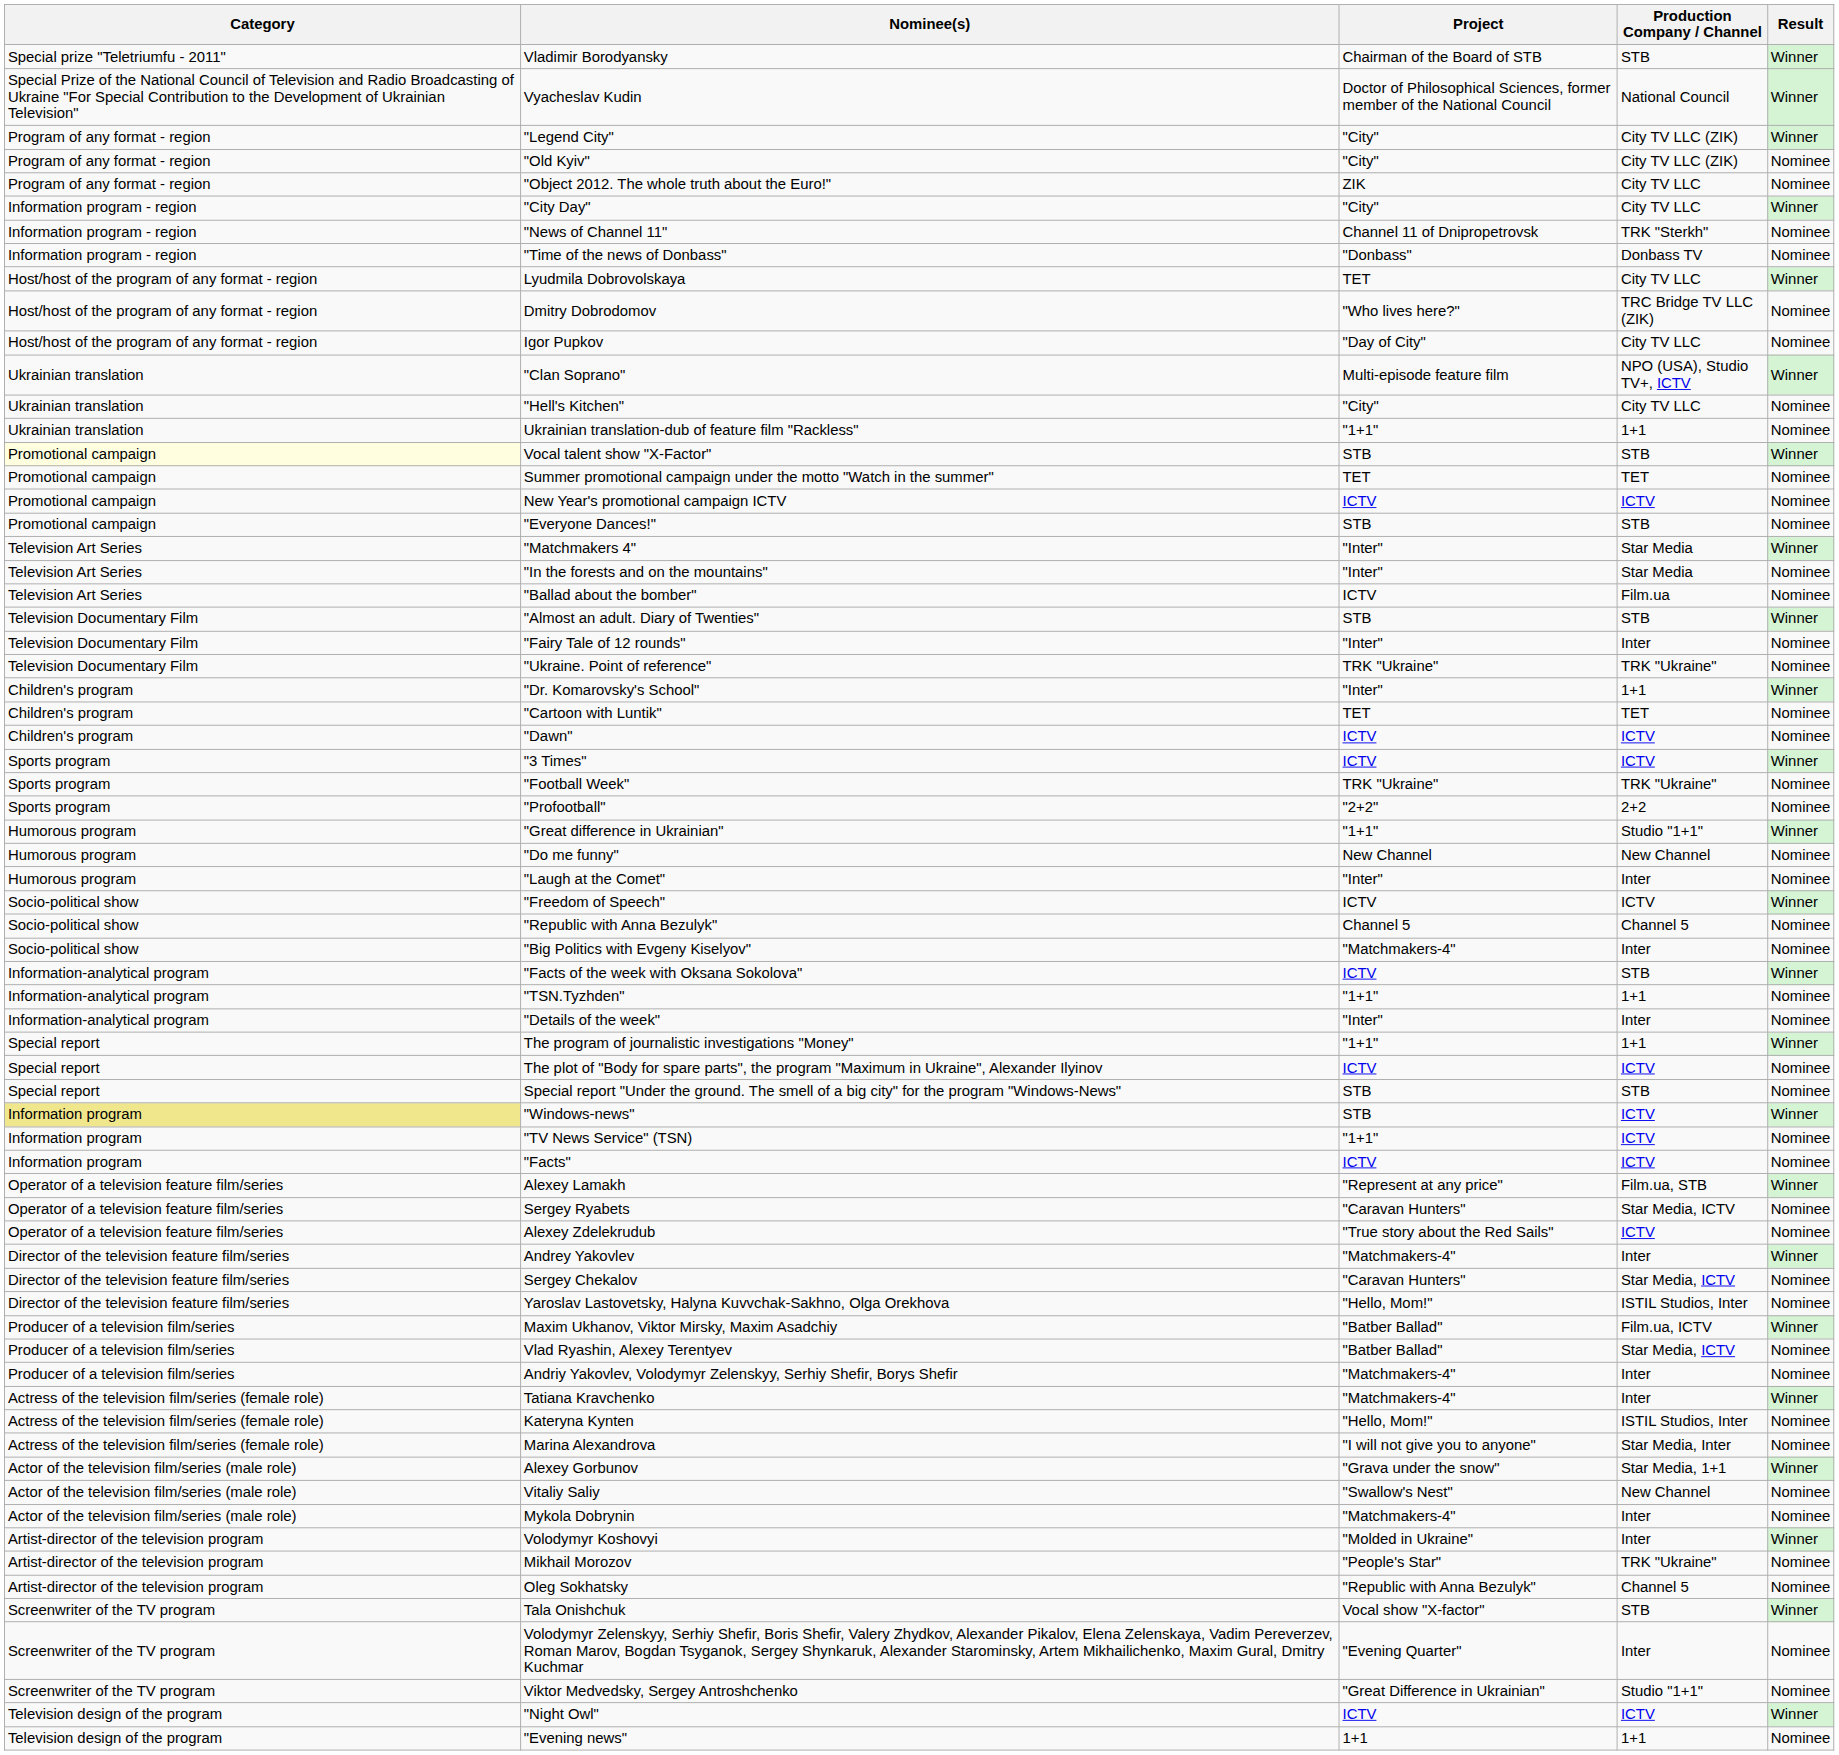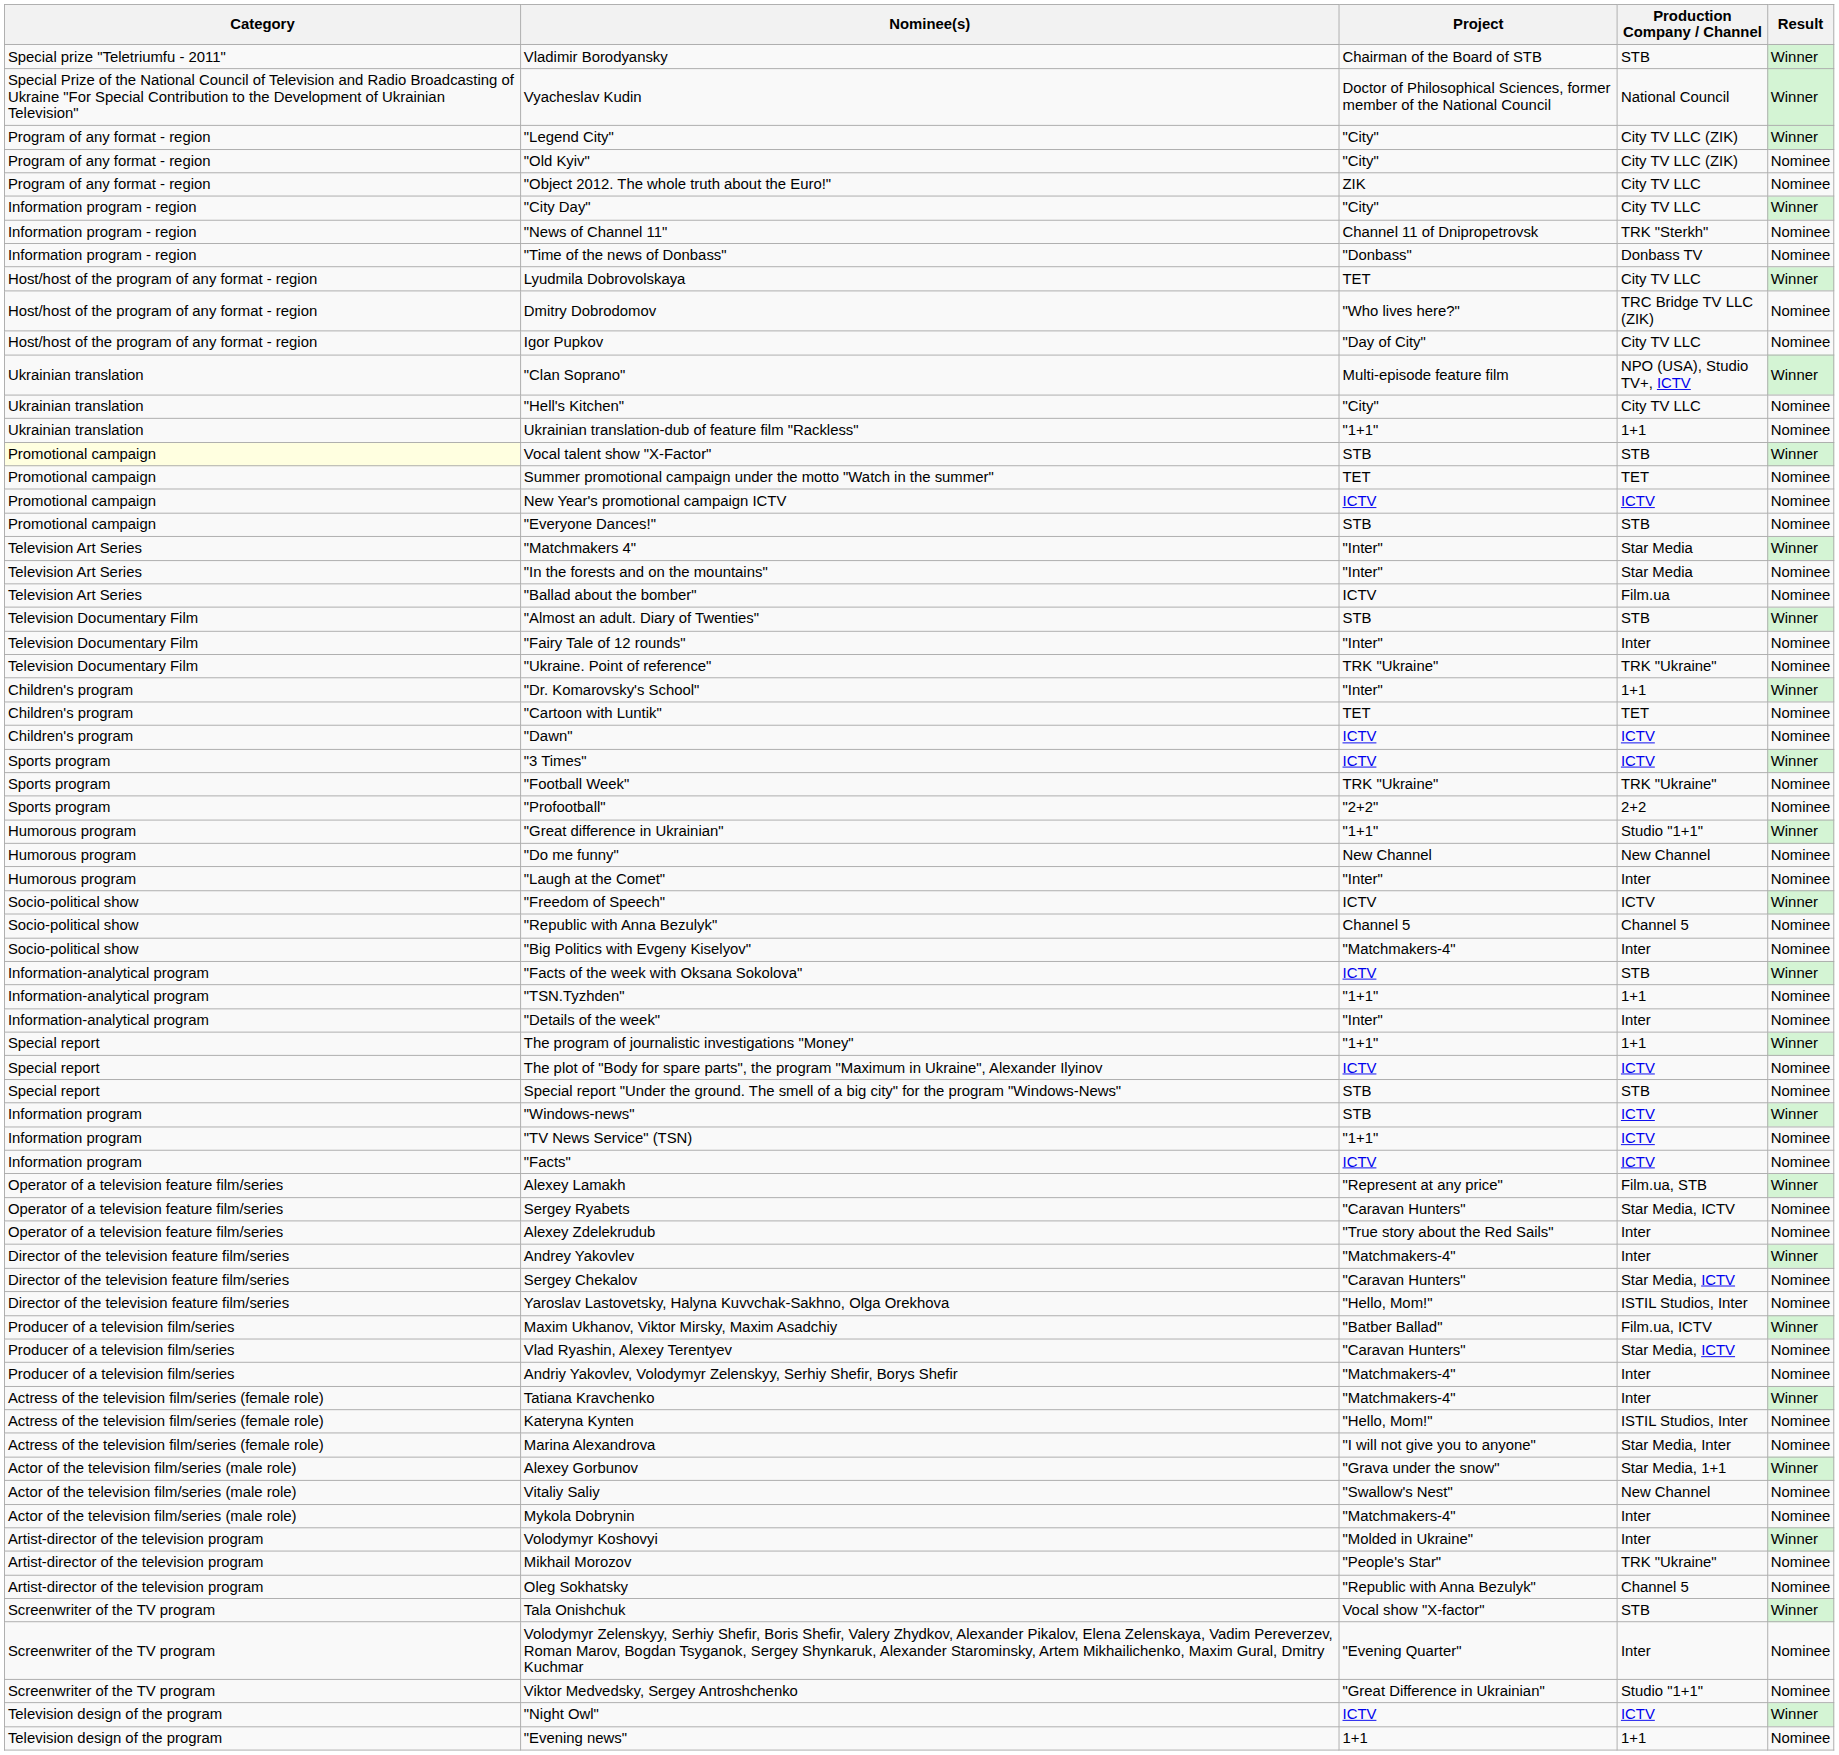(75, 1114) khaki background -> (75, 1114) no background
(1638, 1232) ICTV -> (1636, 1232) Inter
(1392, 1350) "Batber Ballad" -> (1404, 1350) "Caravan Hunters"
